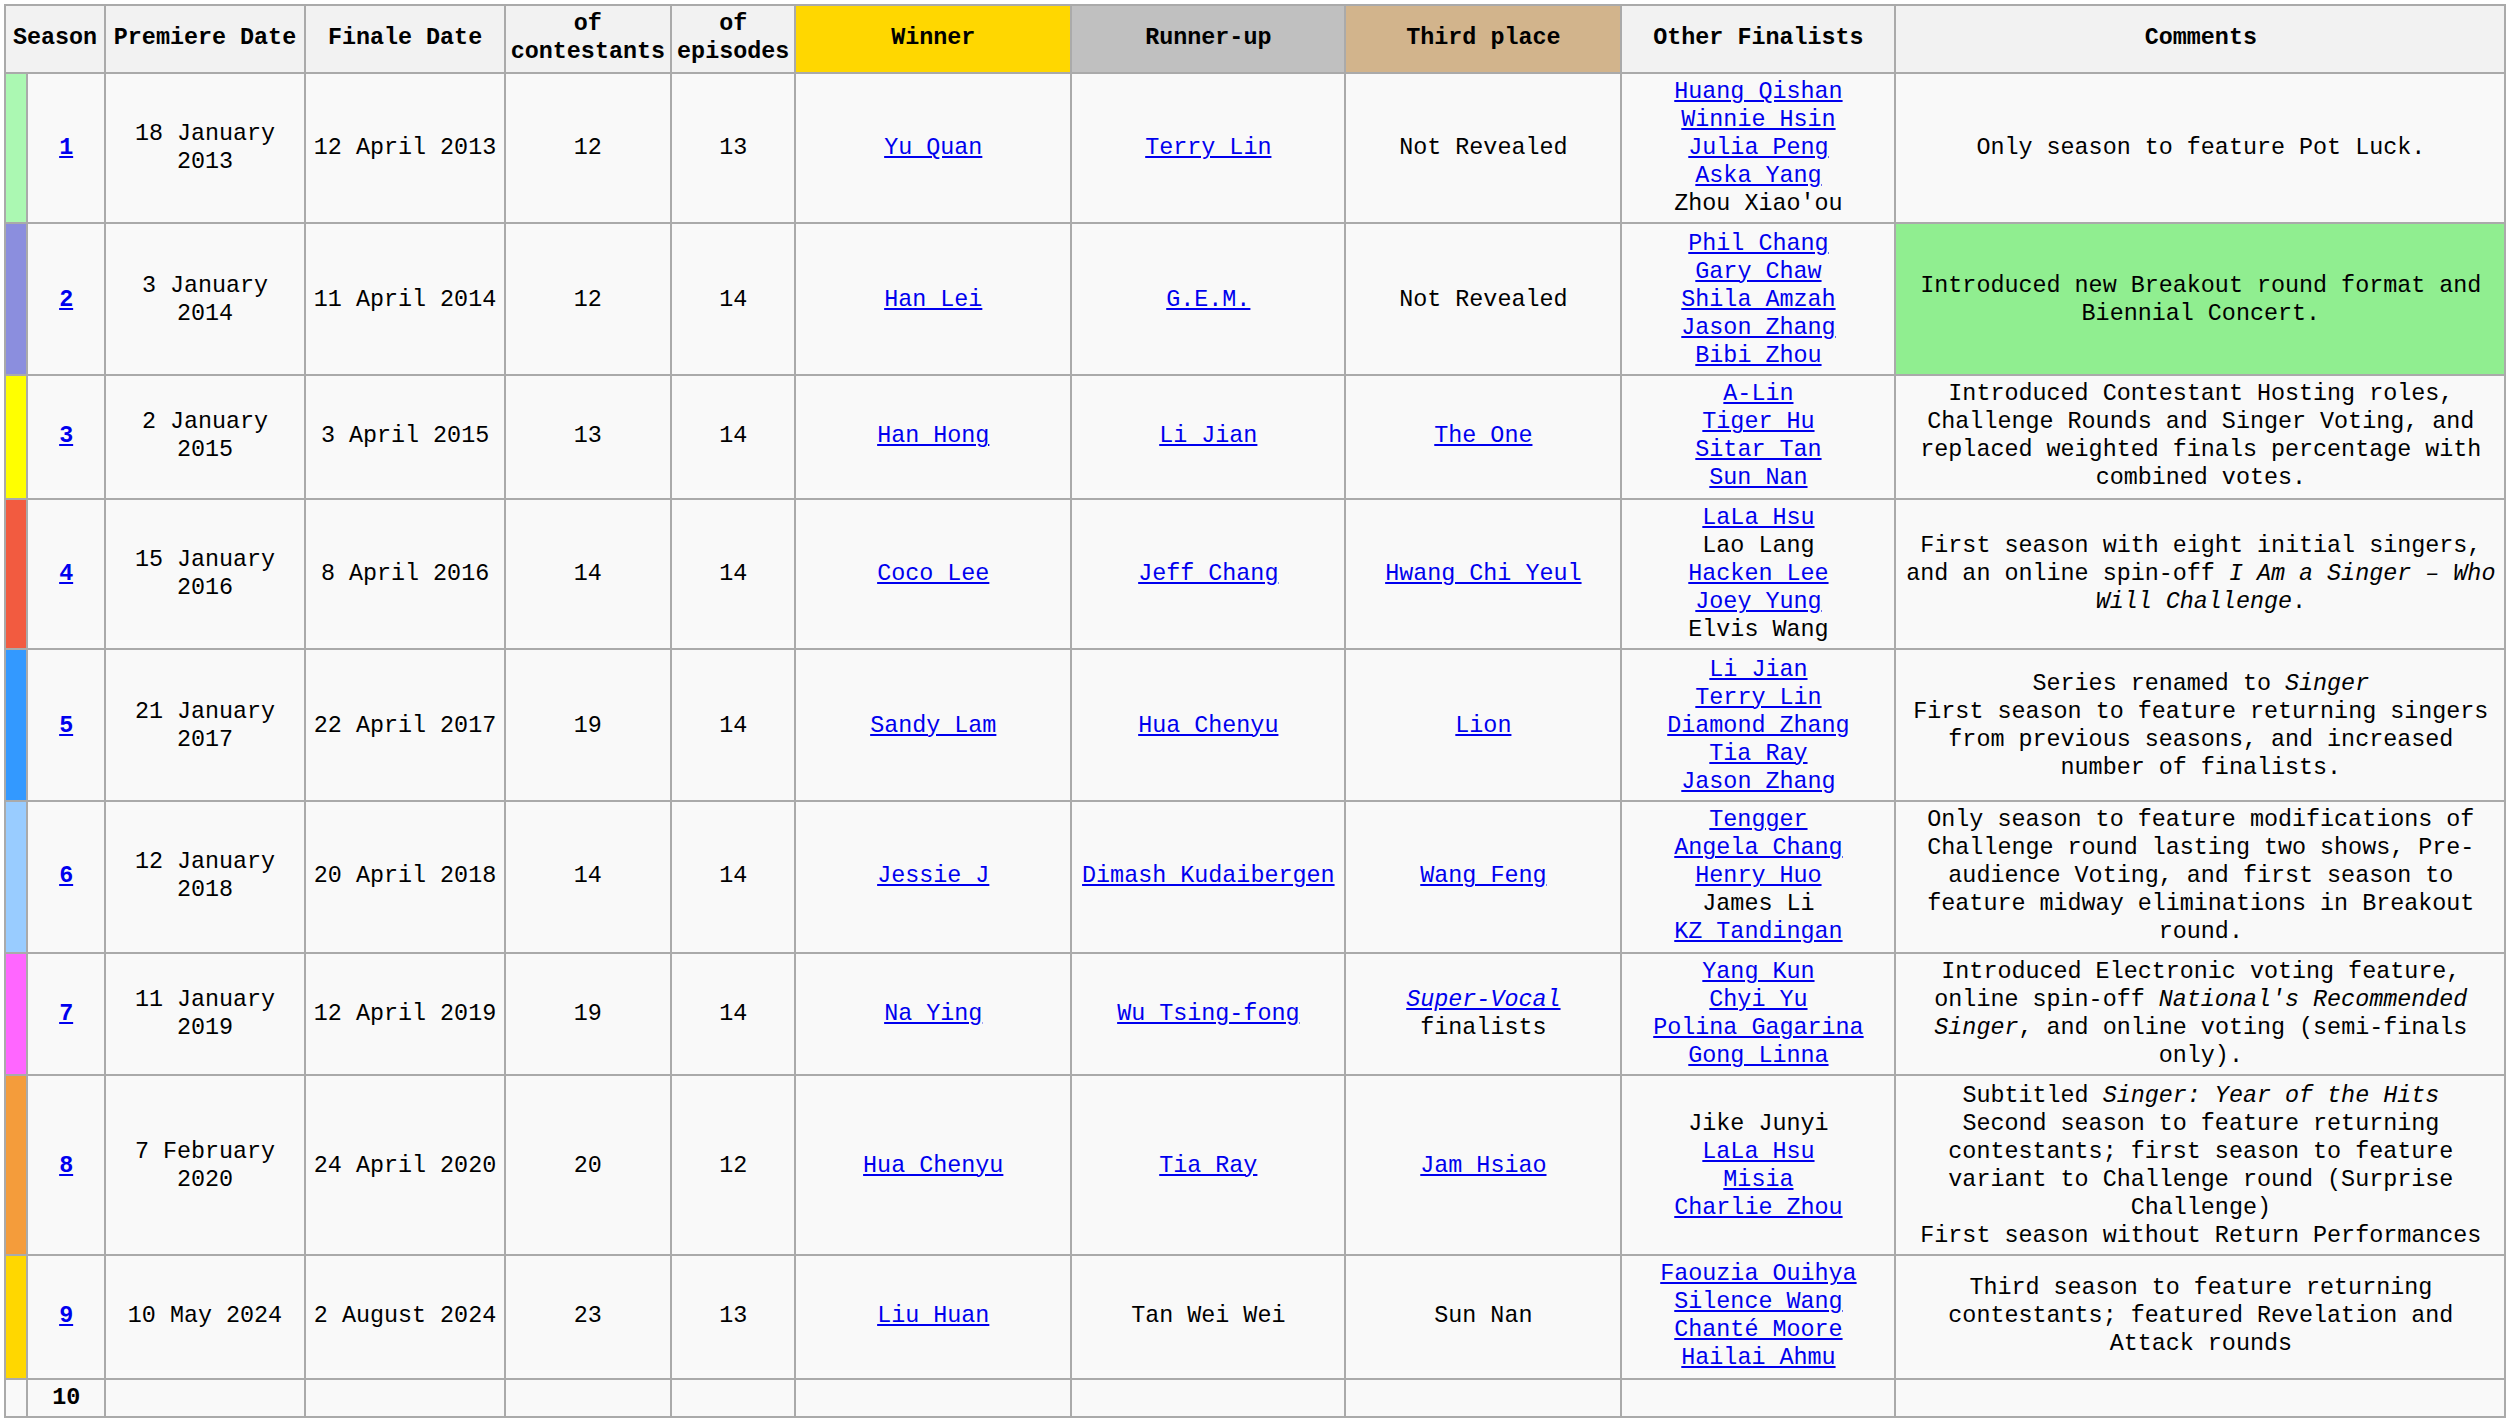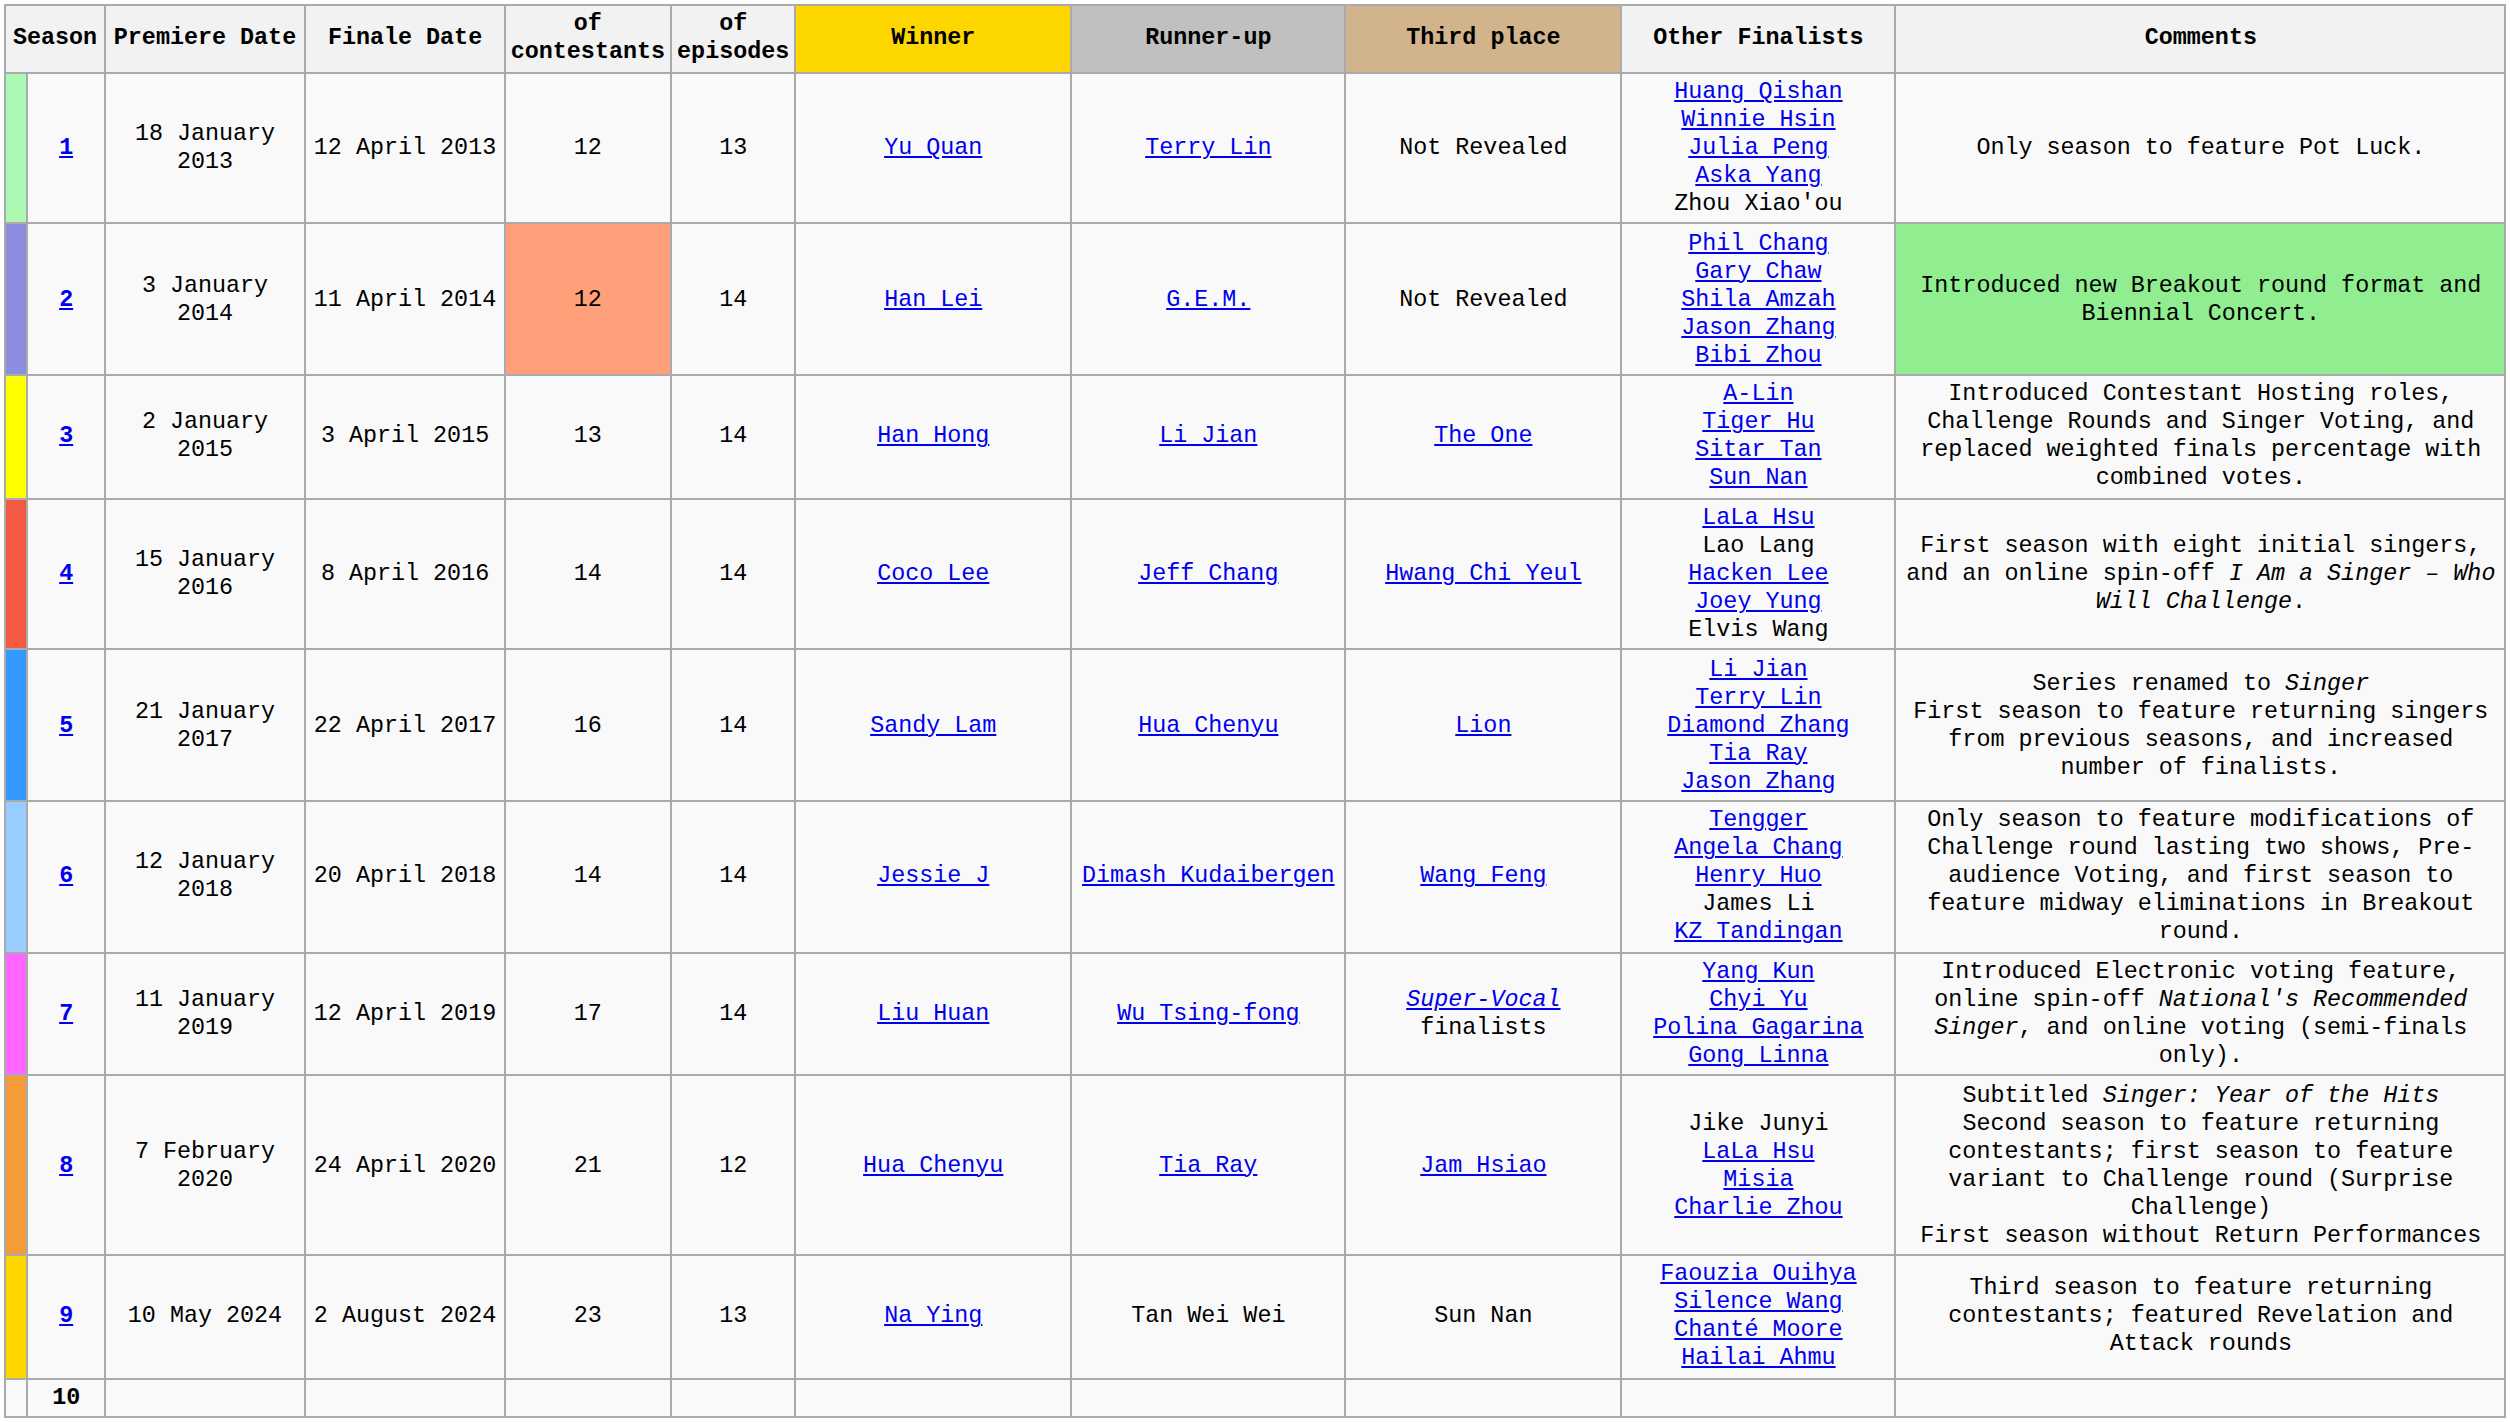(588, 299) no background -> (588, 299) lightsalmon background
(588, 725) 19 -> (588, 725) 16
(588, 1014) 19 -> (588, 1014) 17
(933, 1014) Na Ying -> (933, 1014) Liu Huan
(588, 1165) 20 -> (588, 1165) 21
(933, 1316) Liu Huan -> (933, 1316) Na Ying
